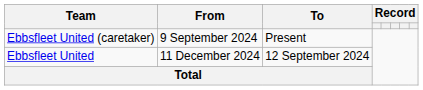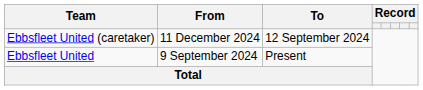(209, 38) 9 September 2024 -> (210, 38) 11 December 2024
(286, 38) Present -> (317, 38) 12 September 2024
(210, 56) 11 December 2024 -> (209, 56) 9 September 2024
(317, 56) 12 September 2024 -> (286, 56) Present
